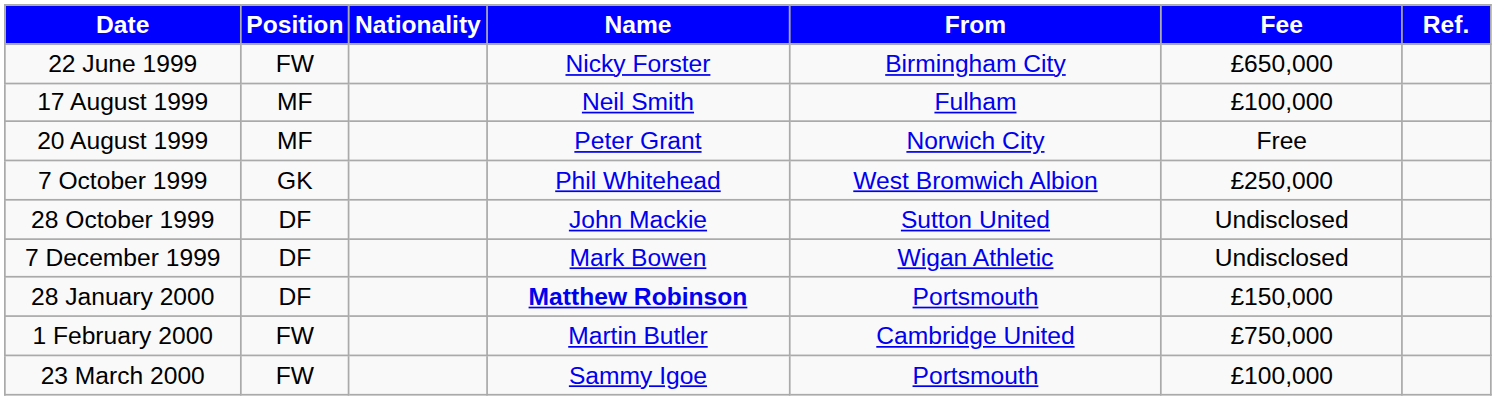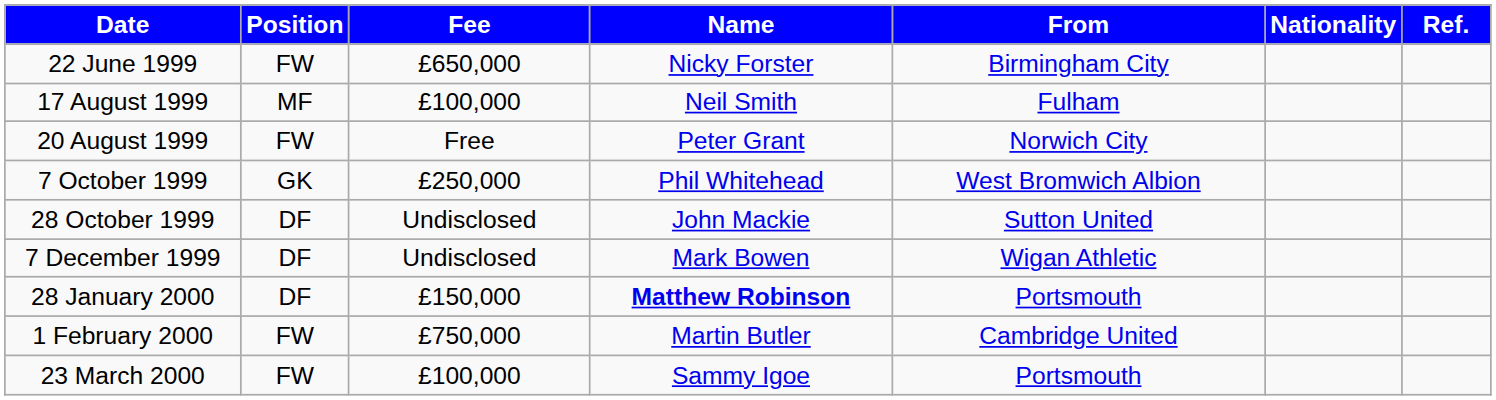columns swapped: (418, 25) <-> (1282, 25)
(295, 141) MF -> (295, 141) FW
